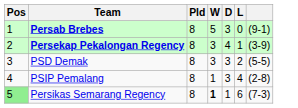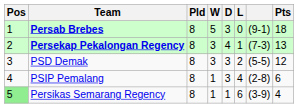+ column: (283, 12)
(259, 45) (3-9) -> (259, 45) (7-3)
(213, 95) bold -> (213, 95) normal
(259, 95) (7-3) -> (259, 95) (3-9)
